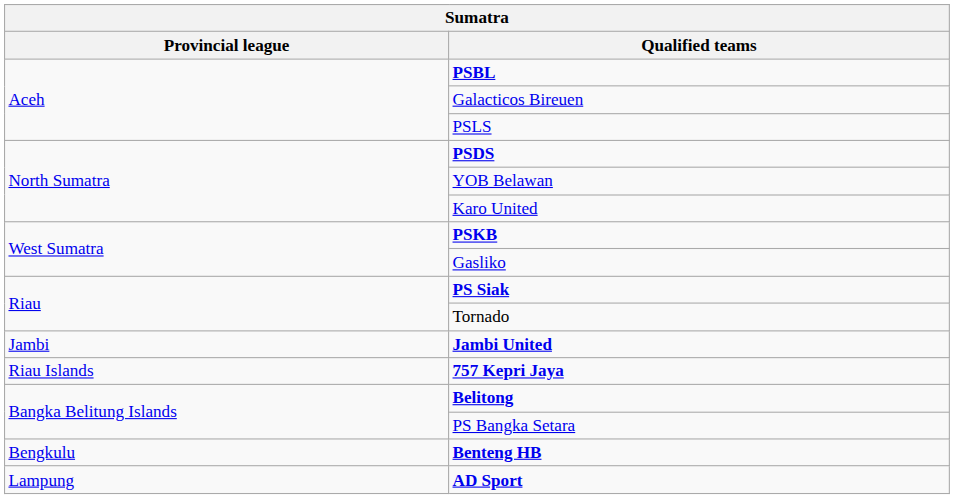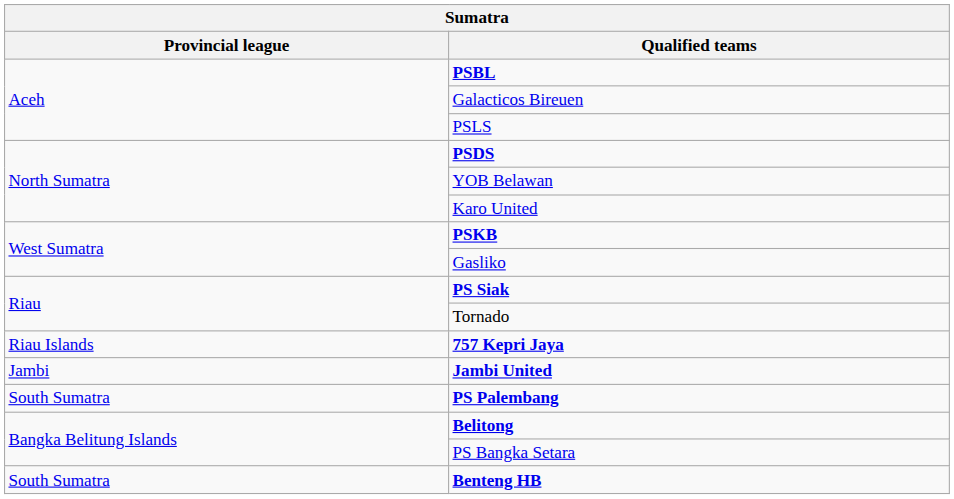rows swapped: (508, 371) <-> (502, 343)
+ row: (506, 398)
(42, 452) Bengkulu -> (59, 479) South Sumatra
- row: (487, 479)
